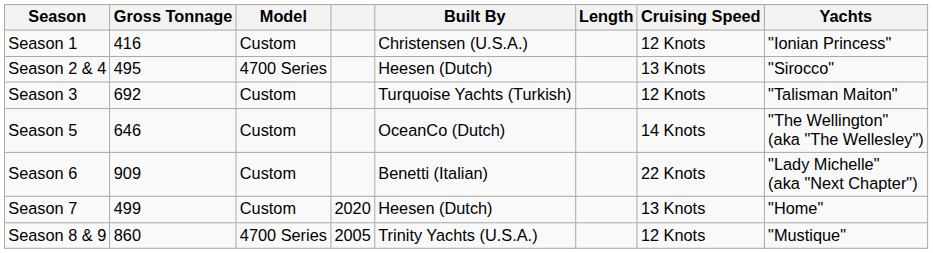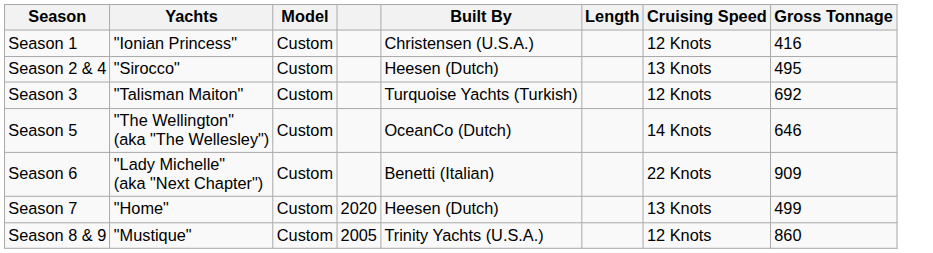columns swapped: (846, 17) <-> (173, 17)
(283, 69) 4700 Series -> (305, 69) Custom
(283, 235) 4700 Series -> (305, 235) Custom
